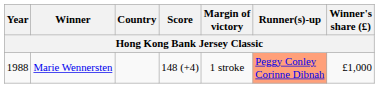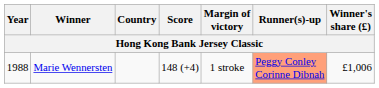(357, 68) £1,000 -> (357, 68) £1,006
